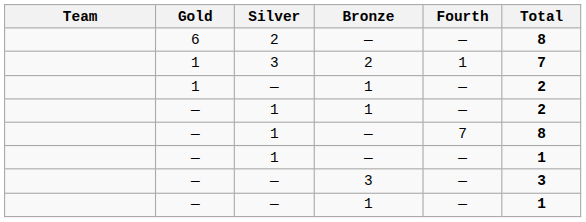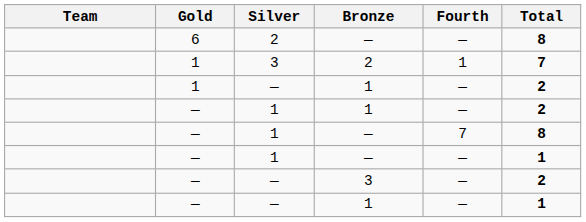(542, 181) 3 -> (542, 181) 2
